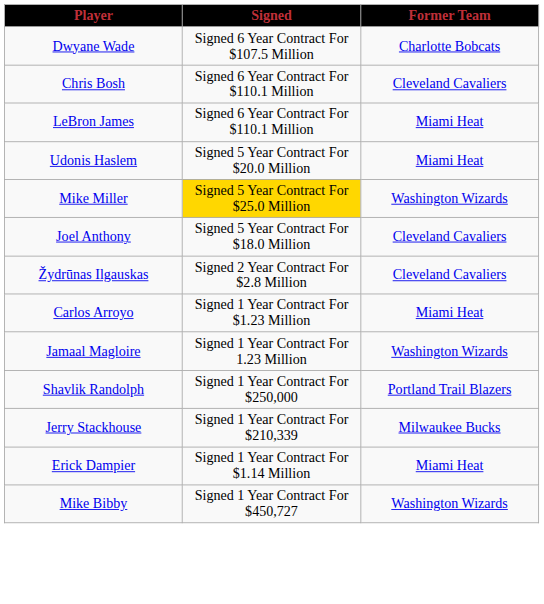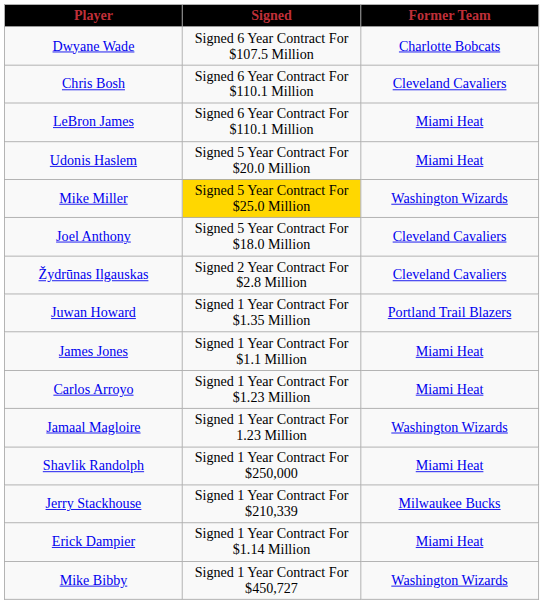+ row: (93, 313)
+ row: (93, 351)
(450, 389) Portland Trail Blazers -> (450, 465) Miami Heat
